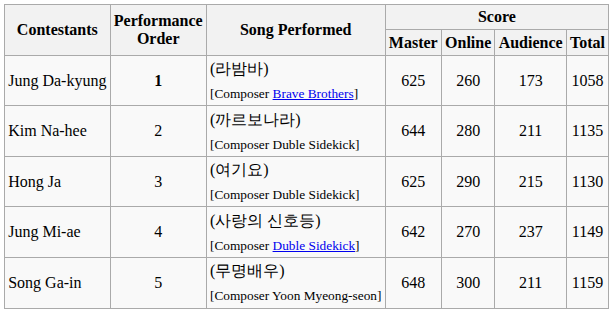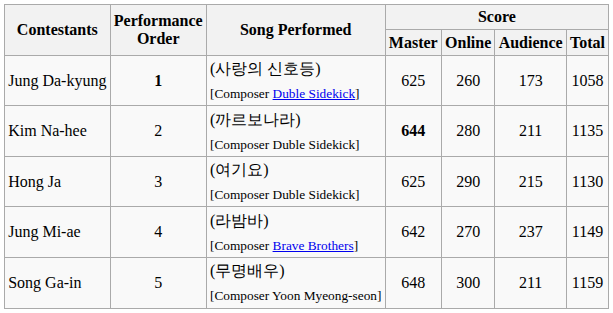(284, 81) (라밤바) [Composer Brave Brothers] -> (285, 81) (사랑의 신호등) [Composer Duble Sidekick]
(413, 131) normal -> (413, 131) bold
(285, 232) (사랑의 신호등) [Composer Duble Sidekick] -> (284, 232) (라밤바) [Composer Brave Brothers]
